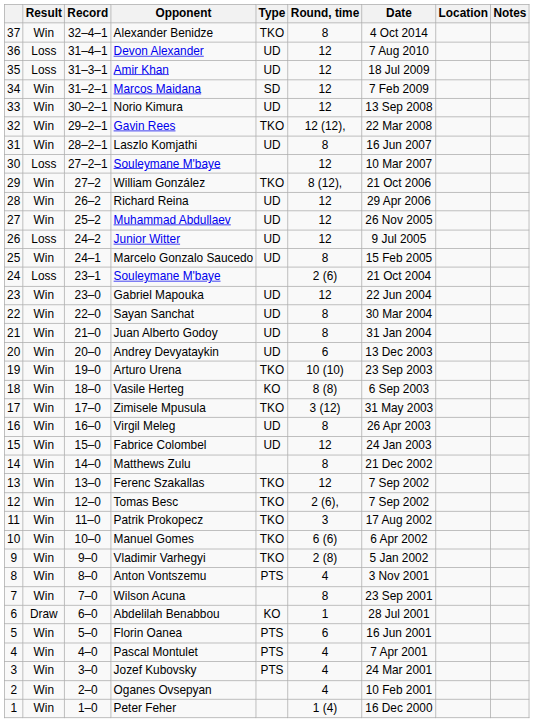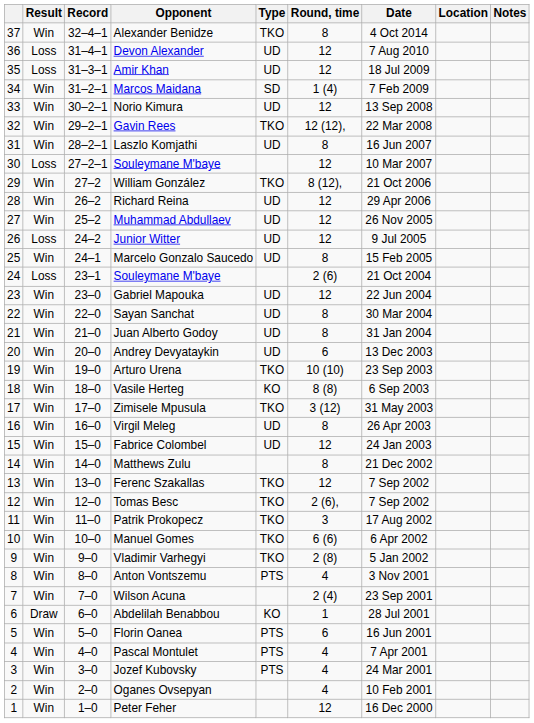(325, 88) 12 -> (325, 88) 1 (4)
(325, 595) 8 -> (325, 595) 2 (4)
(325, 708) 1 (4) -> (325, 708) 12
